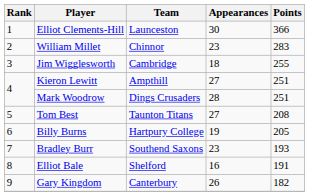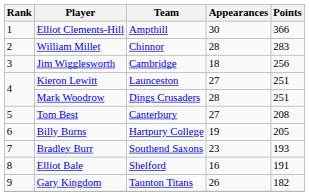(154, 30) Launceston -> (148, 30) Ampthill
(214, 47) 23 -> (214, 47) 28
(281, 64) 255 -> (281, 64) 256
(148, 81) Ampthill -> (154, 81) Launceston
(161, 115) Taunton Titans -> (153, 115) Canterbury
(153, 183) Canterbury -> (161, 183) Taunton Titans
